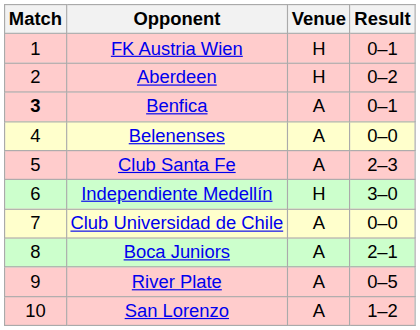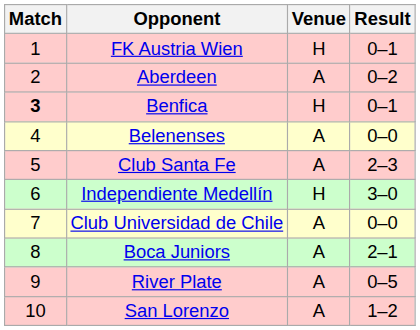(319, 77) H -> (319, 77) A
(319, 106) A -> (319, 106) H
